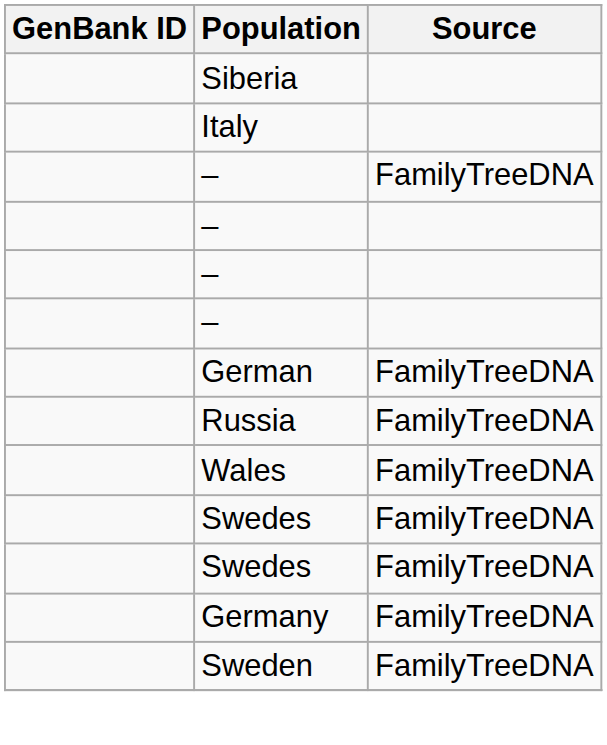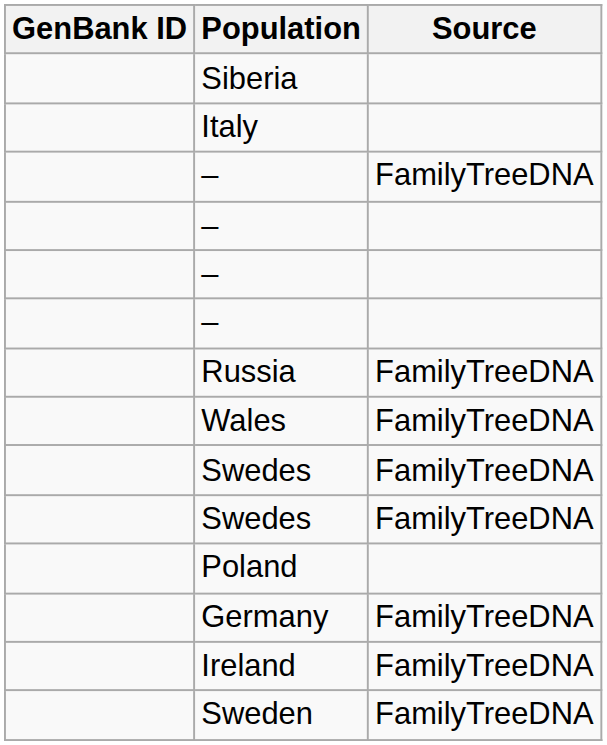- row: (257, 371)
+ row: (249, 567)
+ row: (249, 665)
